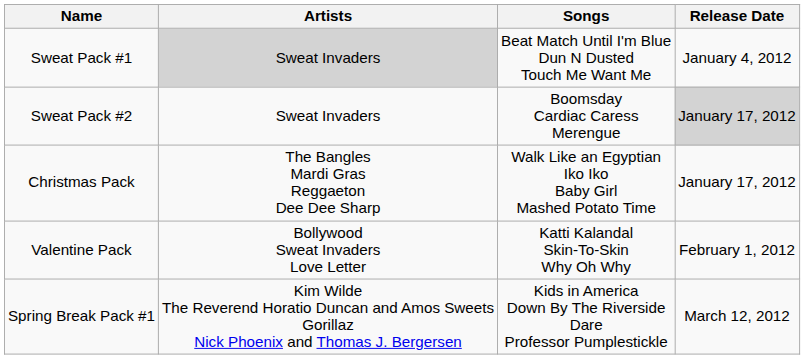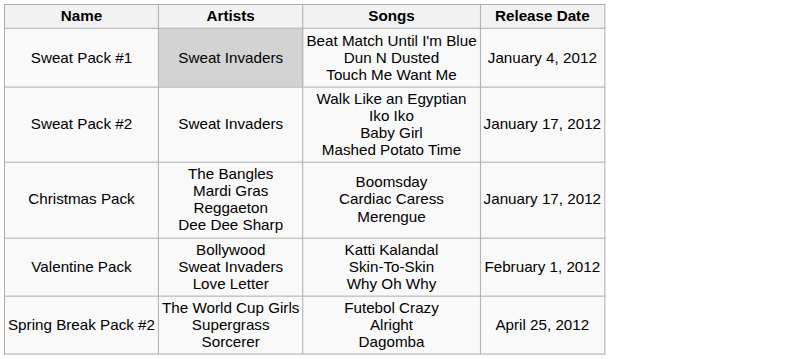(586, 116) Boomsday Cardiac Caress Merengue -> (391, 124) Walk Like an Egyptian Iko Iko Baby Girl Mashed Potato Time
(737, 116) lightgrey background -> (542, 124) no background
(586, 182) Walk Like an Egyptian Iko Iko Baby Girl Mashed Potato Time -> (391, 200) Boomsday Cardiac Caress Merengue
- row: (81, 316)
+ row: (81, 325)
